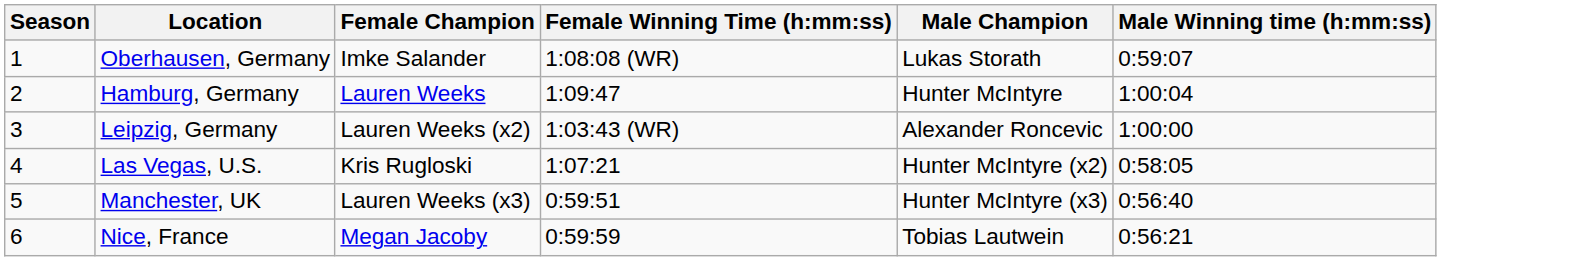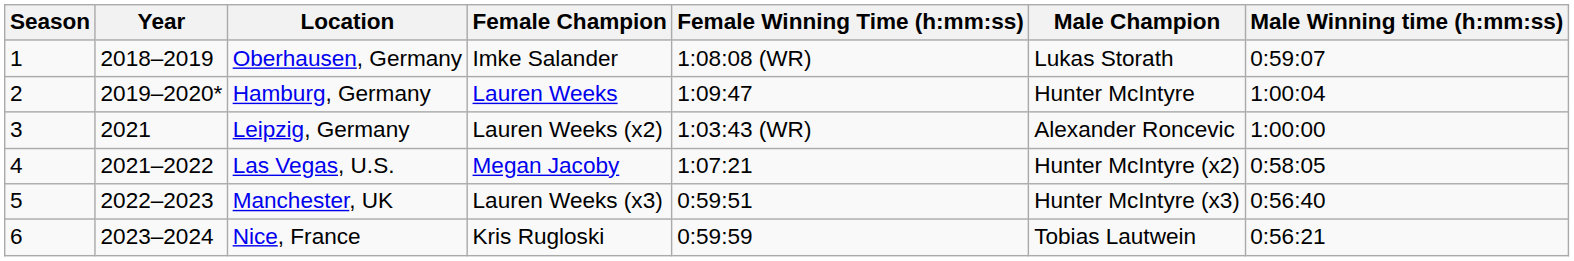+ column: (161, 22)
(406, 165) Kris Rugloski -> (546, 165) Megan Jacoby
(414, 237) Megan Jacoby -> (538, 237) Kris Rugloski
